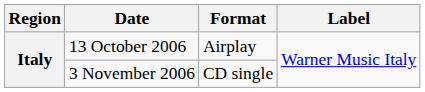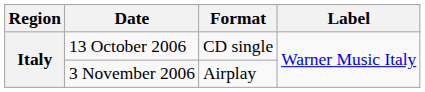(230, 45) Airplay -> (238, 45) CD single
(238, 73) CD single -> (230, 73) Airplay
